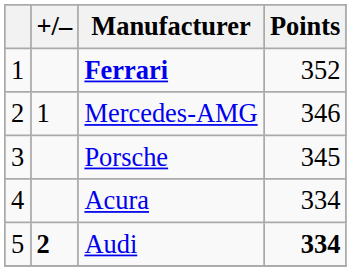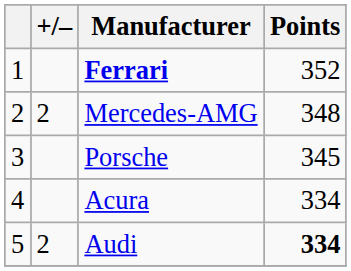(43, 113) 1 -> (43, 113) 2
(321, 113) 346 -> (321, 113) 348
(43, 244) bold -> (43, 244) normal
